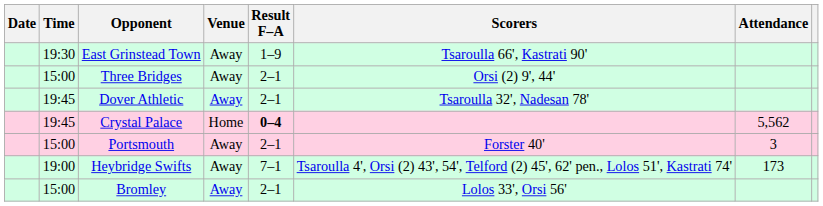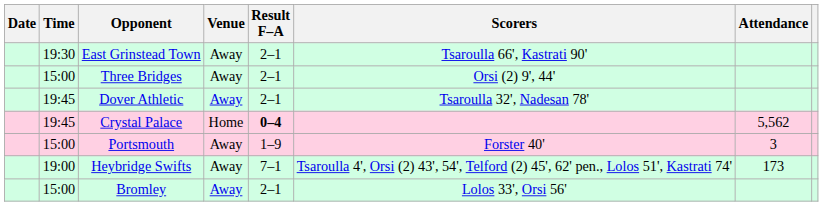(271, 54) 1–9 -> (271, 54) 2–1
(271, 144) 2–1 -> (271, 144) 1–9
